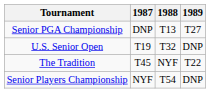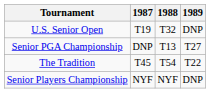rows swapped: (67, 29) <-> (67, 46)
(168, 63) NYF -> (168, 63) T54
(168, 80) T54 -> (168, 80) NYF
